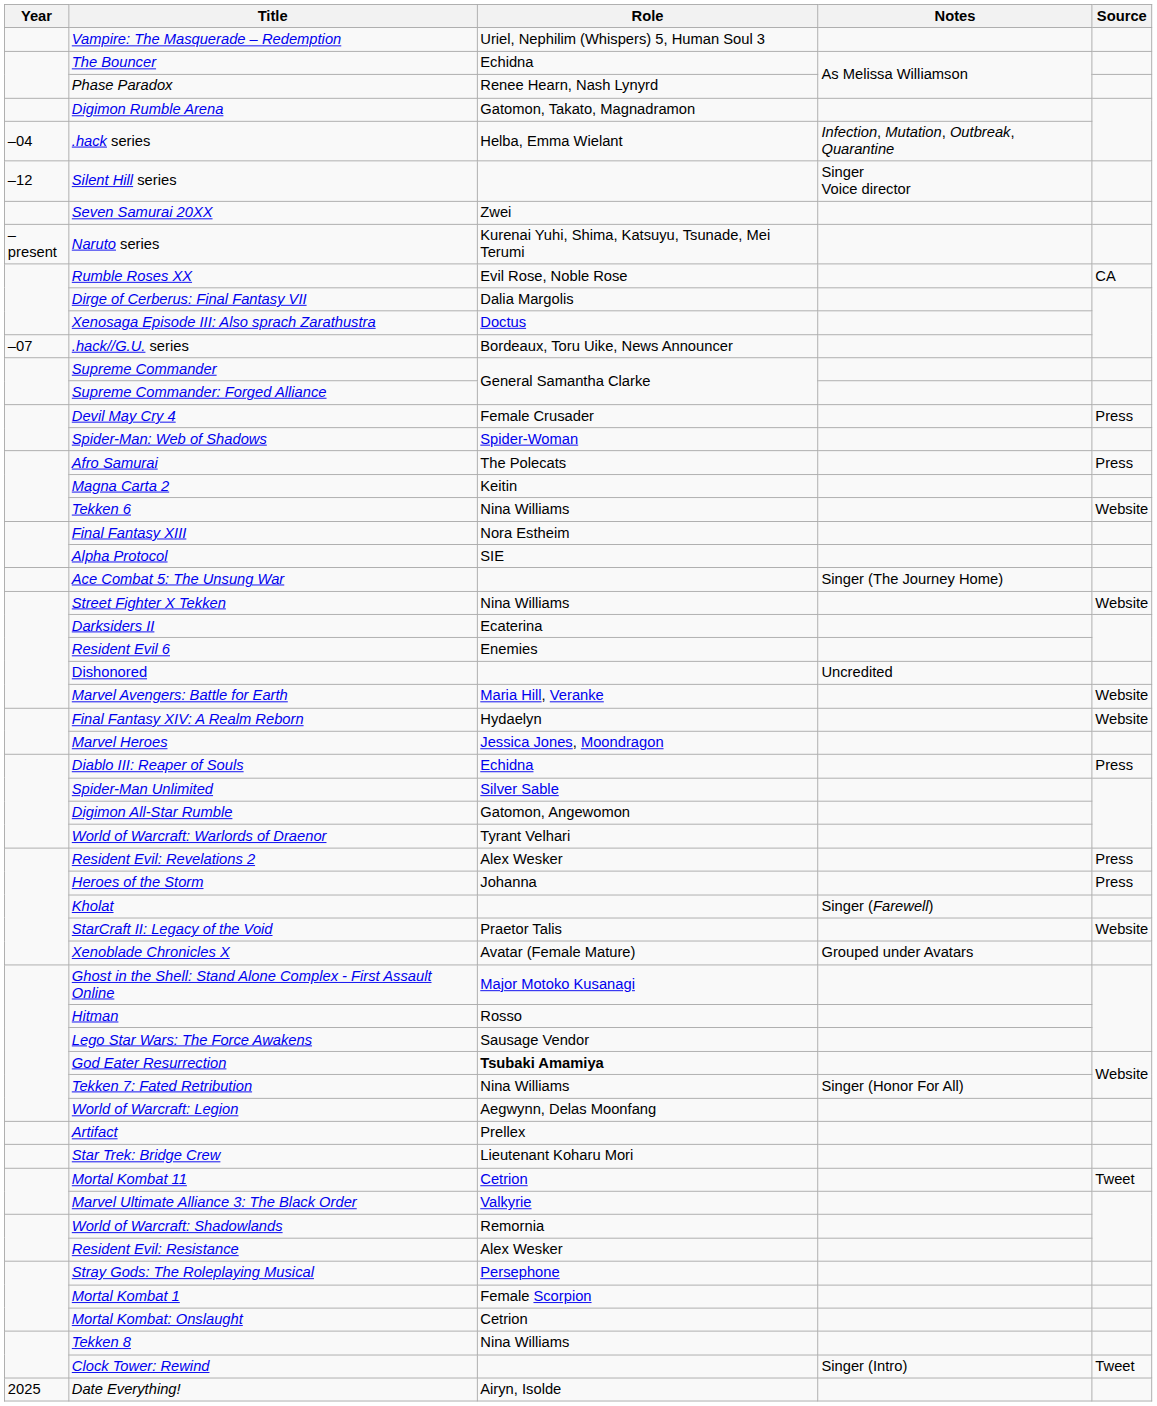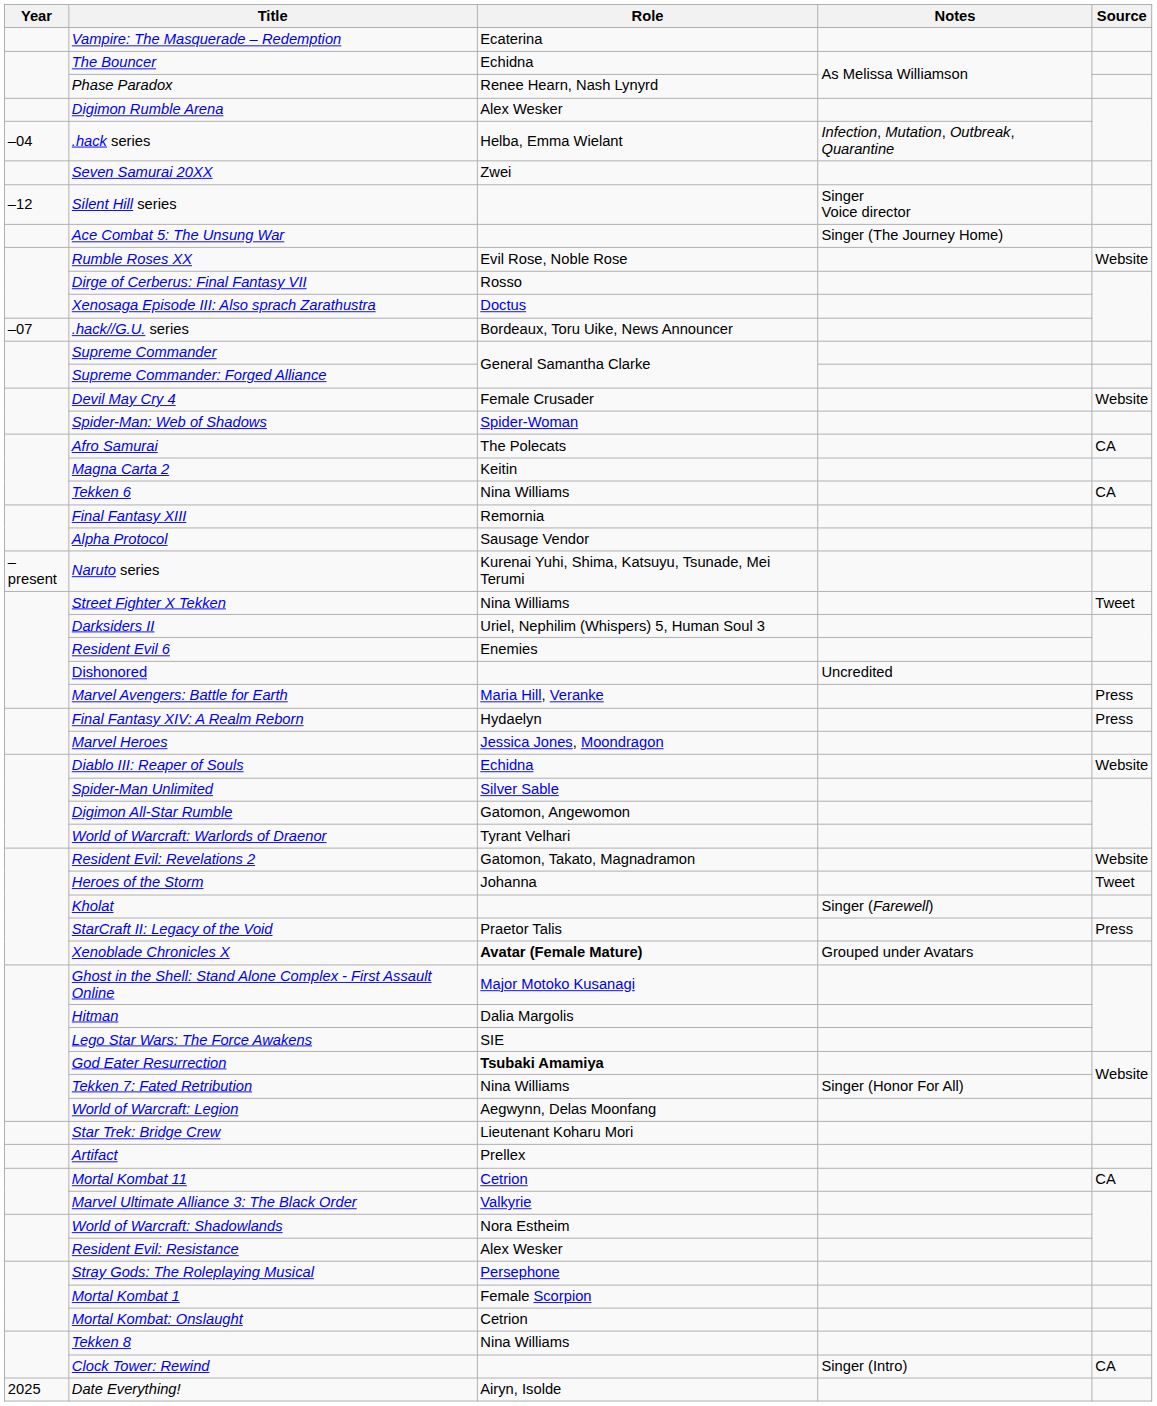(623, 39) Uriel, Nephilim (Whispers) 5, Human Soul 3 -> (511, 39) Ecaterina
(588, 109) Gatomon, Takato, Magnadramon -> (521, 109) Alex Wesker
rows swapped: (124, 181) <-> (142, 212)
rows swapped: (178, 579) <-> (116, 244)
(1106, 275) CA -> (1122, 259) Website
(527, 299) Dalia Margolis -> (501, 282) Rosso
(1114, 416) Press -> (1122, 399) Website
(1114, 462) Press -> (1106, 446) CA
(1122, 509) Website -> (1106, 492) CA
(525, 532) Nora Estheim -> (512, 516) Remornia
(492, 556) SIE -> (535, 539) Sausage Vendor
(1122, 602) Website -> (1115, 602) Tweet
(511, 626) Ecaterina -> (623, 626) Uriel, Nephilim (Whispers) 5, Human Soul 3
(1122, 696) Website -> (1114, 696) Press
(1122, 719) Website -> (1114, 719) Press
(1114, 766) Press -> (1122, 766) Website
(521, 859) Alex Wesker -> (588, 859) Gatomon, Takato, Magnadramon
(1114, 859) Press -> (1122, 859) Website
(1114, 882) Press -> (1115, 882) Tweet
(1122, 929) Website -> (1114, 929) Press
(558, 952) normal -> (561, 952) bold
(501, 1016) Rosso -> (527, 1016) Dalia Margolis
(535, 1039) Sausage Vendor -> (492, 1039) SIE
rows swapped: (146, 1156) <-> (95, 1132)
(1115, 1179) Tweet -> (1106, 1179) CA
(512, 1226) Remornia -> (525, 1226) Nora Estheim
(1115, 1366) Tweet -> (1106, 1366) CA
